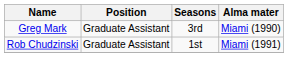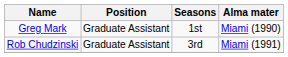(195, 29) 3rd -> (195, 29) 1st
(195, 45) 1st -> (195, 45) 3rd
